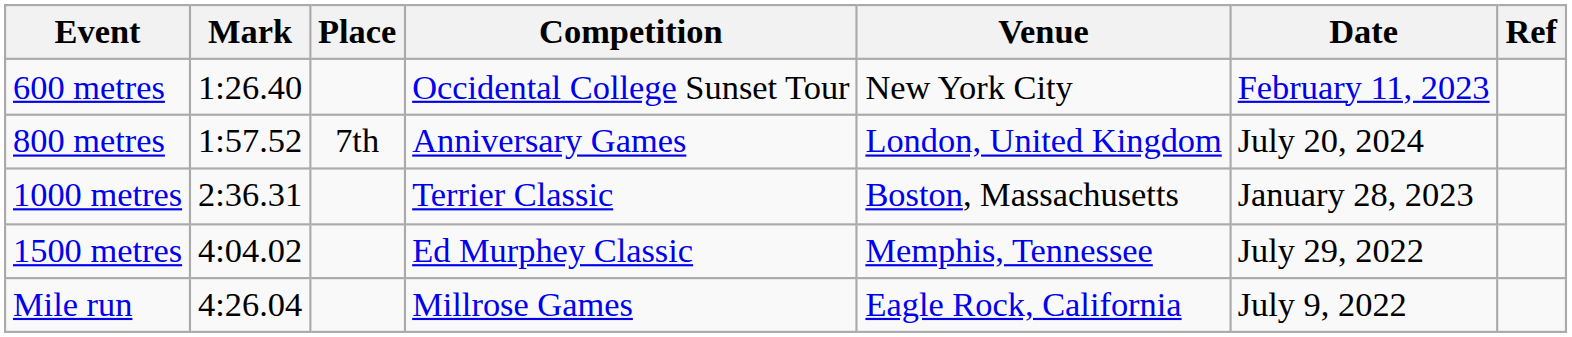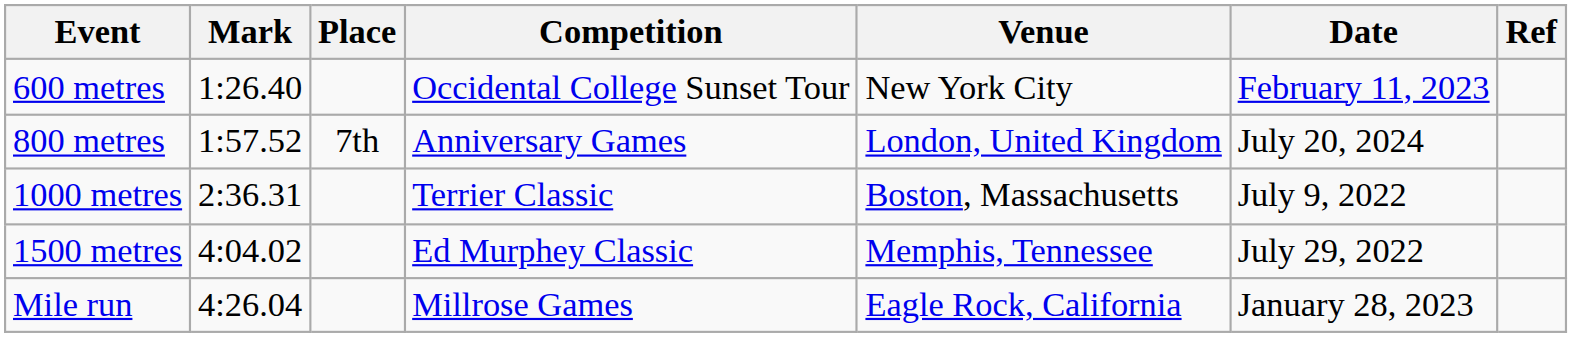(1356, 195) January 28, 2023 -> (1322, 195) July 9, 2022
(1322, 304) July 9, 2022 -> (1356, 304) January 28, 2023
